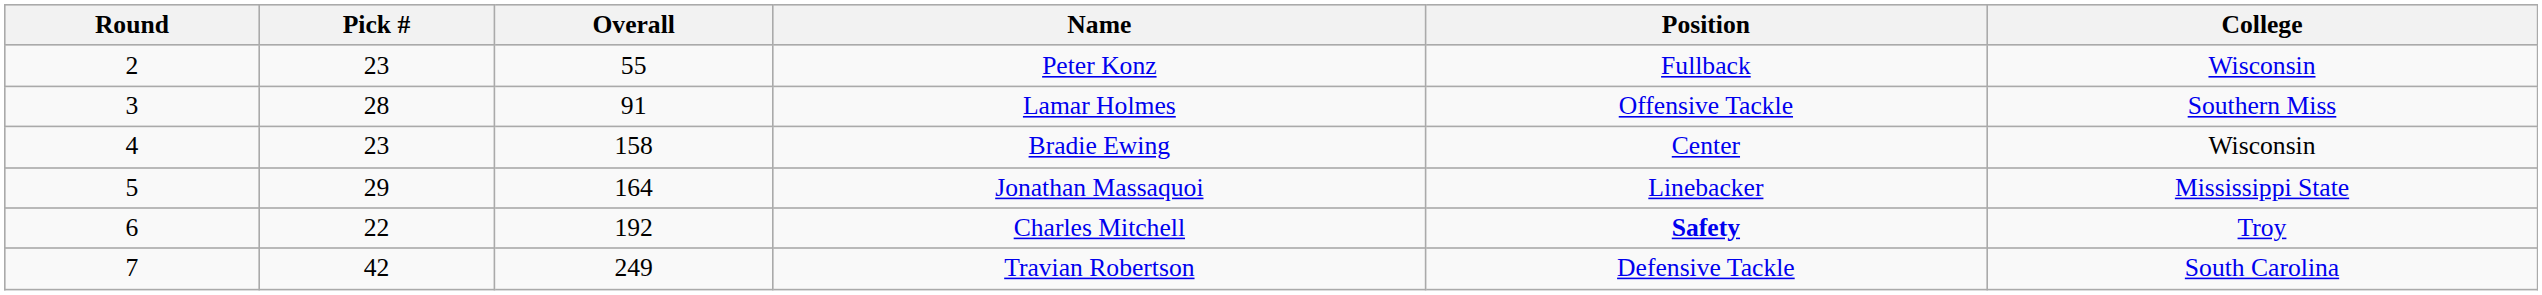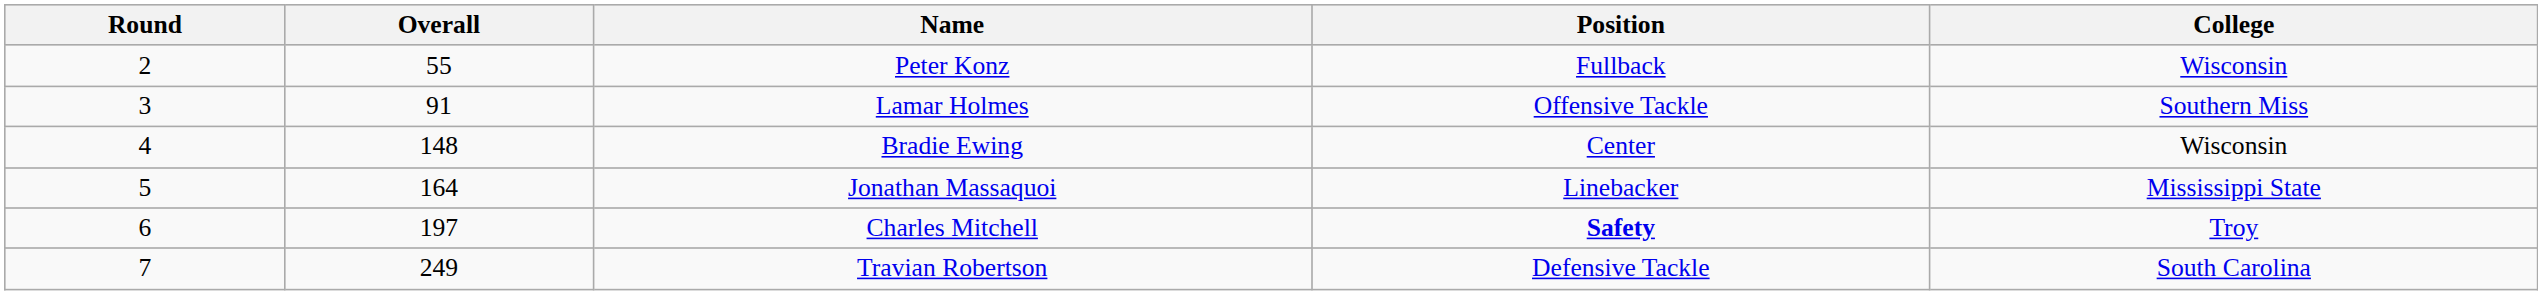- column: (376, 24)
(634, 146) 158 -> (439, 146) 148
(634, 227) 192 -> (439, 227) 197
